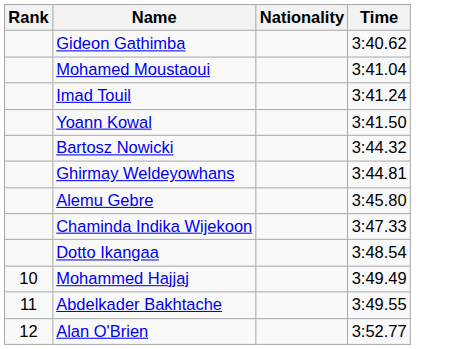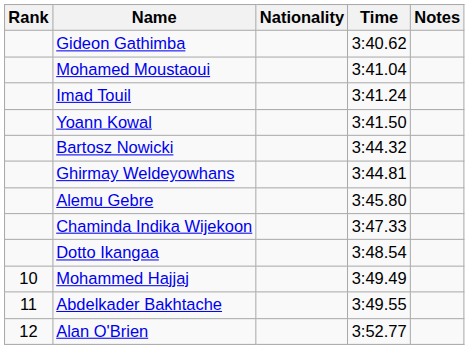+ column: (437, 17)
